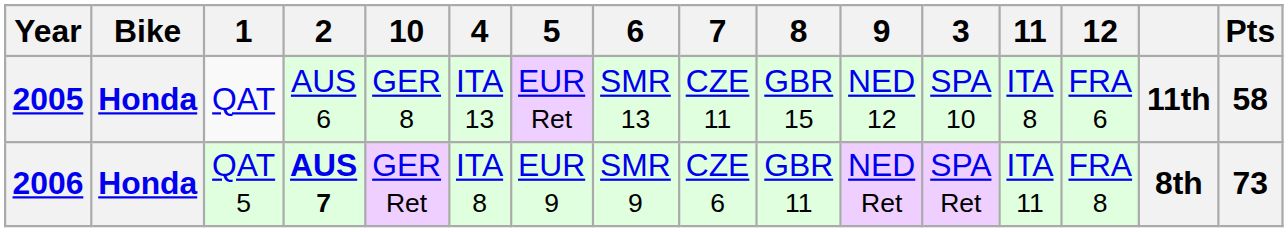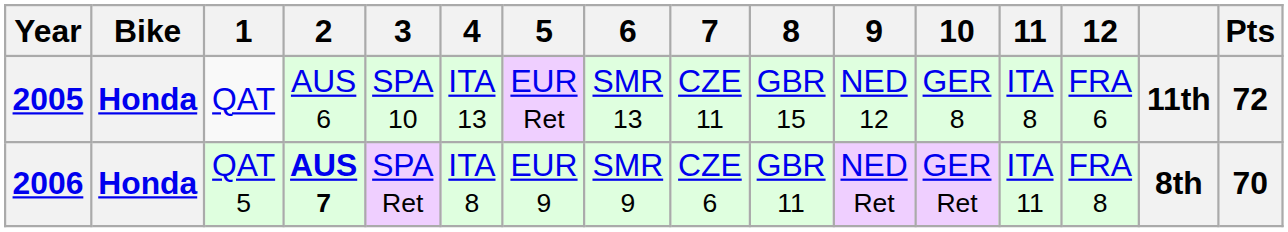columns swapped: (961, 31) <-> (407, 31)
(1250, 99) 58 -> (1250, 99) 72
(1250, 184) 73 -> (1250, 184) 70
